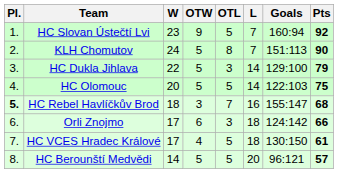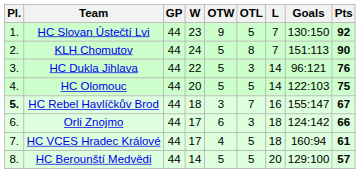+ column: (174, 13)
(287, 31) 160:94 -> (309, 31) 130:150
(287, 68) 129:100 -> (309, 68) 96:121
(322, 68) 79 -> (344, 68) 76
(322, 104) 68 -> (344, 104) 67
(287, 141) 130:150 -> (309, 141) 160:94
(287, 159) 96:121 -> (309, 159) 129:100
